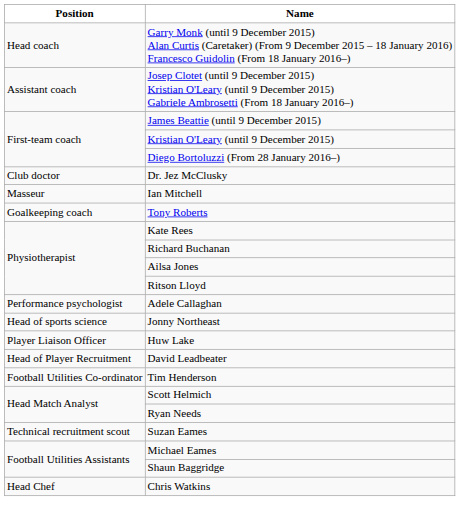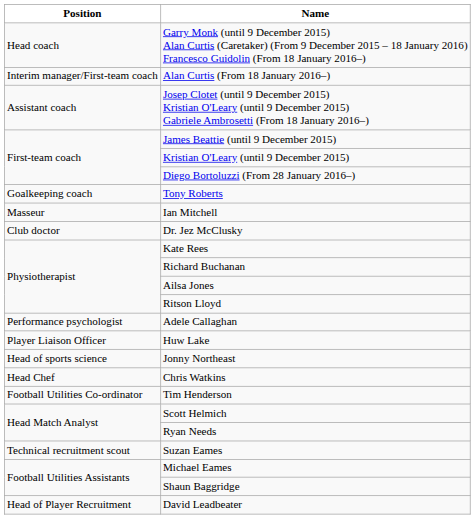+ row: (247, 76)
rows swapped: (178, 212) <-> (187, 176)
rows swapped: (184, 322) <-> (171, 340)
rows swapped: (187, 358) <-> (179, 487)
